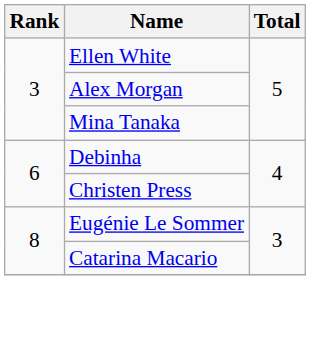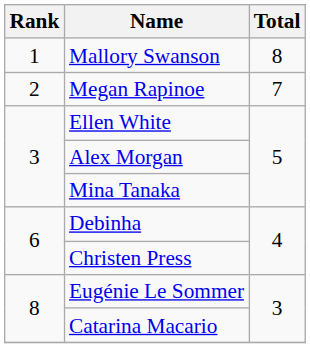+ row: (144, 55)
+ row: (137, 88)
